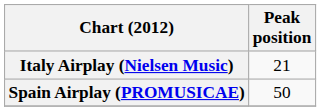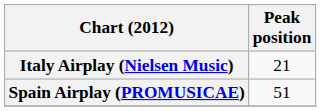(282, 92) 50 -> (282, 92) 51
